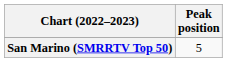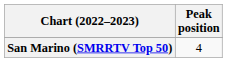(199, 47) 5 -> (199, 47) 4
